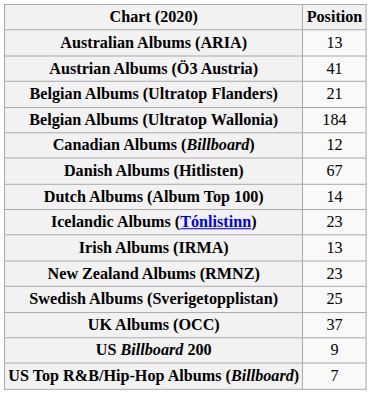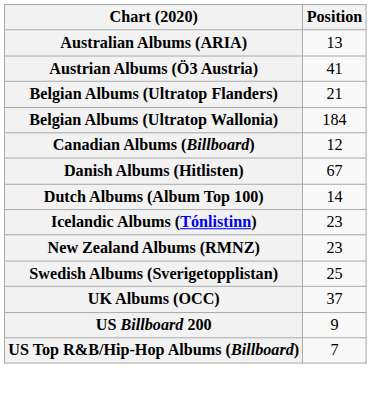- row: (154, 247)
